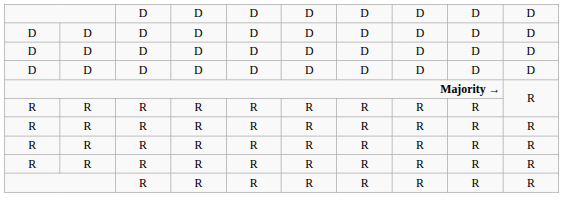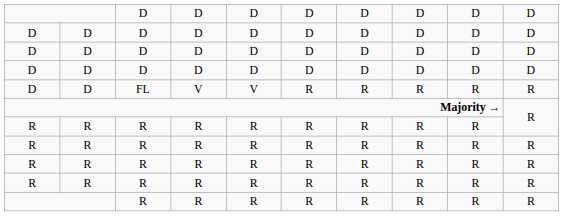+ row: (32, 88)
